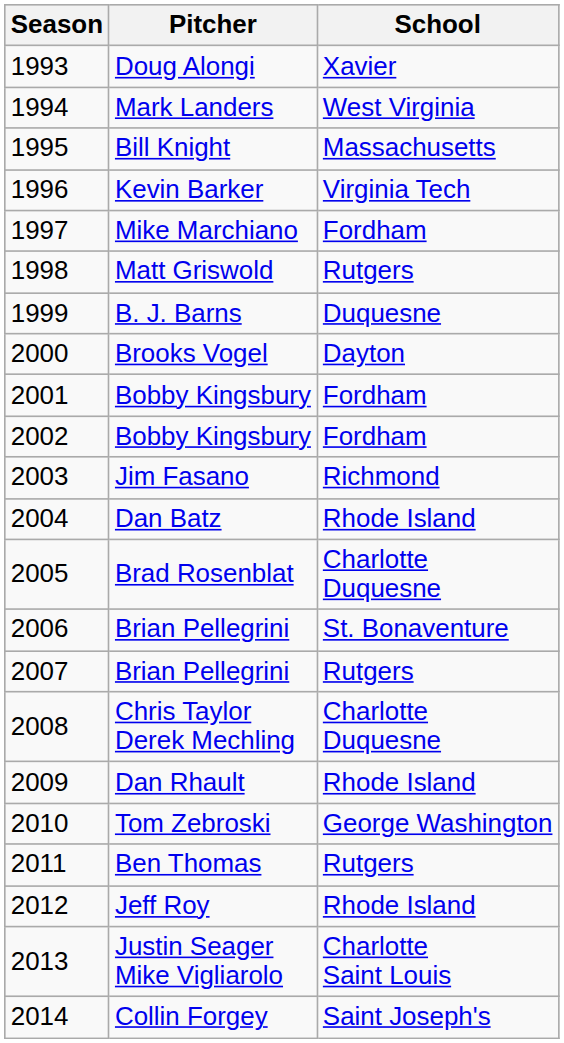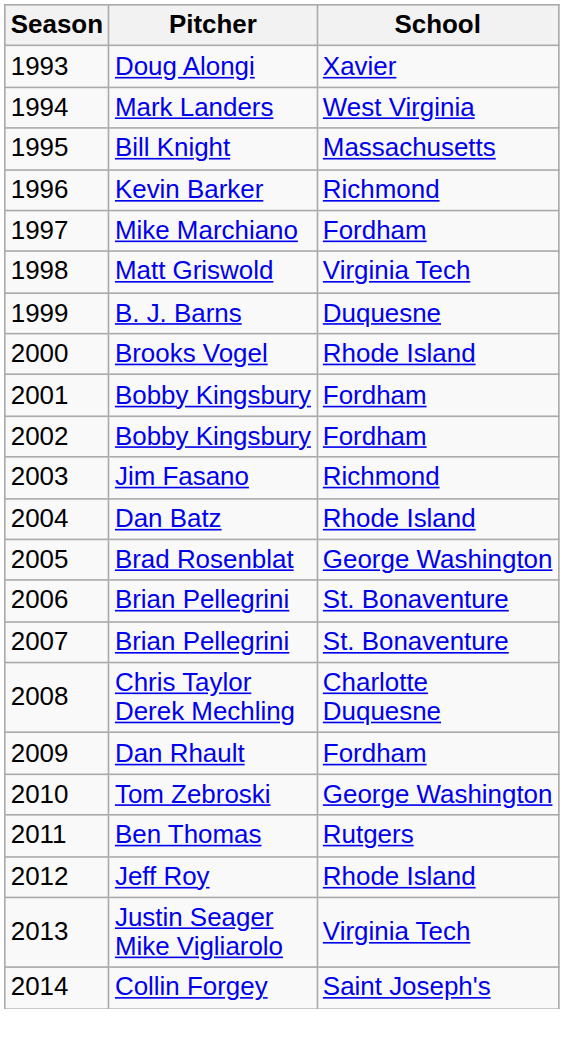(397, 189) Virginia Tech -> (381, 189) Richmond
(368, 271) Rutgers -> (397, 271) Virginia Tech
(364, 353) Dayton -> (399, 353) Rhode Island
(382, 574) Charlotte Duquesne -> (438, 559) George Washington
(368, 670) Rutgers -> (416, 641) St. Bonaventure
(399, 782) Rhode Island -> (375, 753) Fordham
(387, 961) Charlotte Saint Louis -> (397, 932) Virginia Tech
